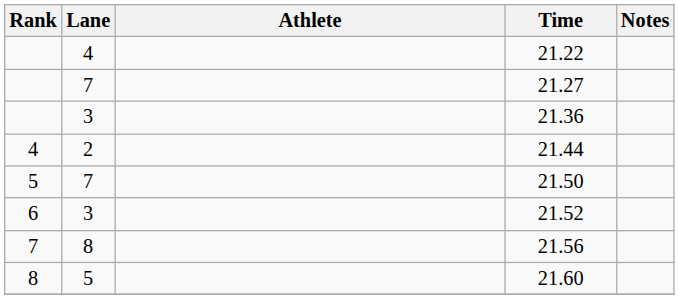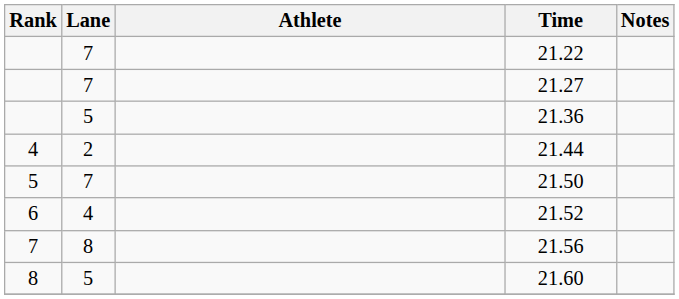(88, 52) 4 -> (88, 52) 7
(88, 117) 3 -> (88, 117) 5
(88, 213) 3 -> (88, 213) 4
